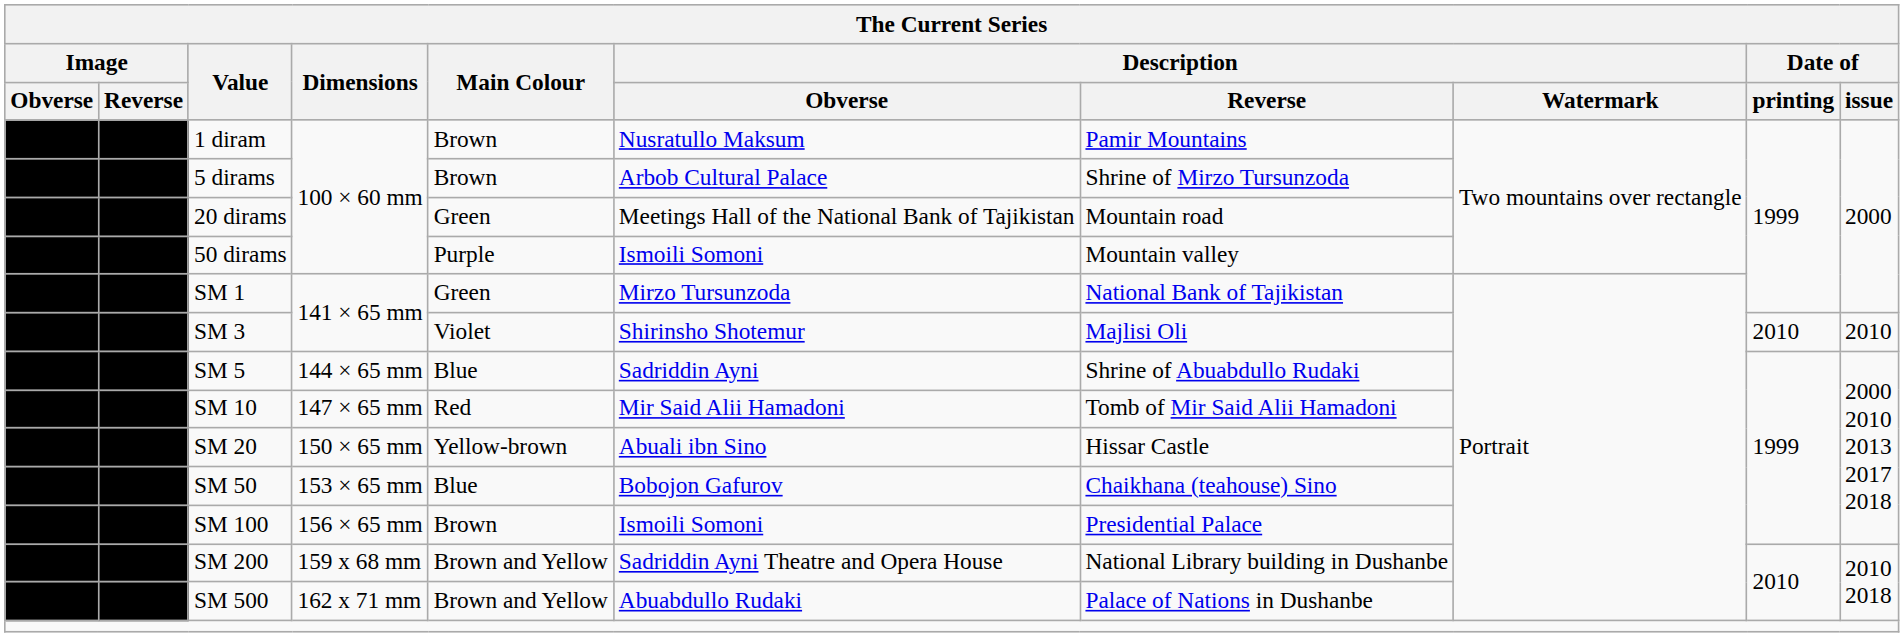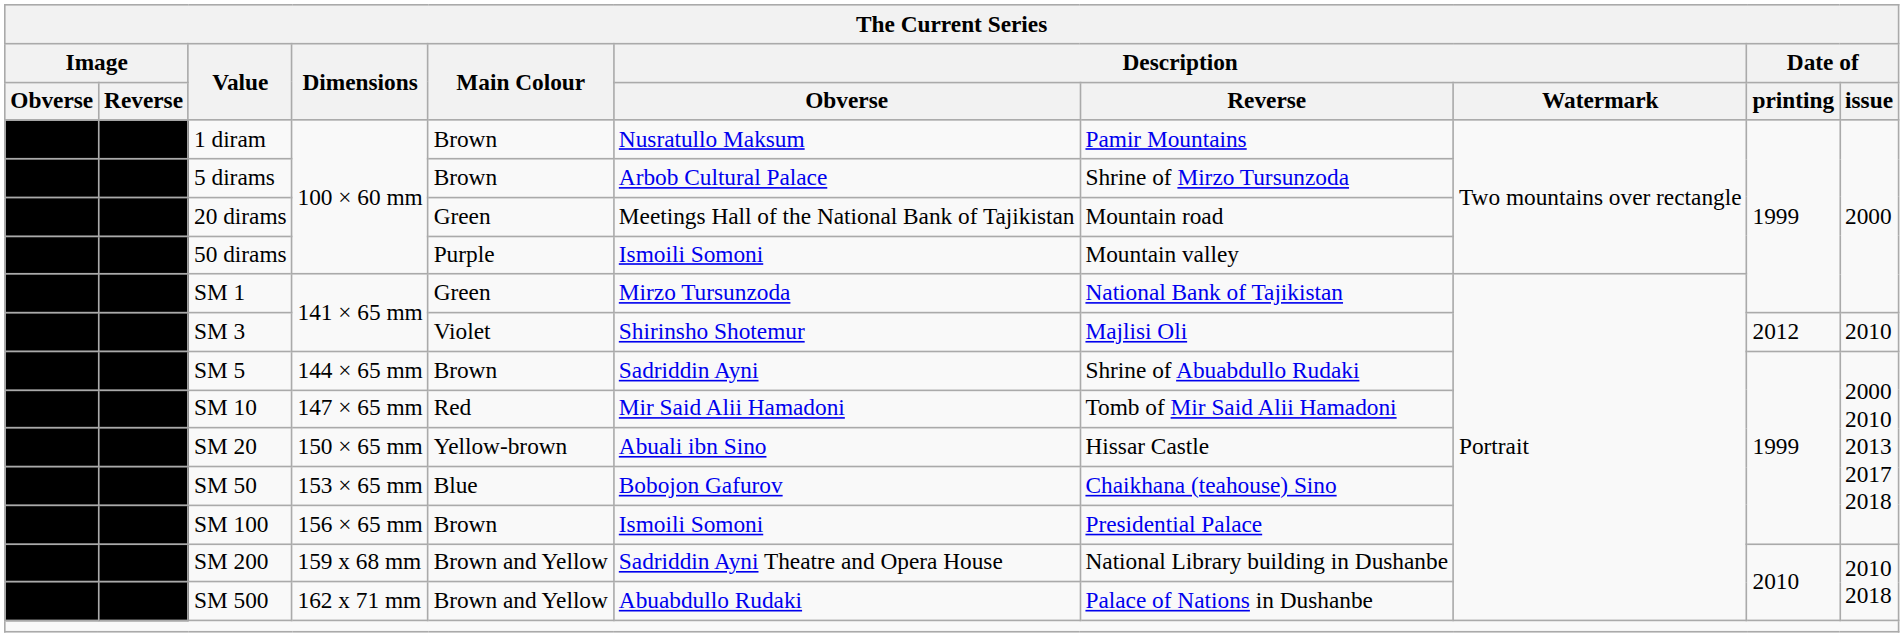(1776, 331) 2010 -> (1776, 331) 2012
(456, 370) Blue -> (465, 370) Brown
